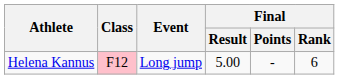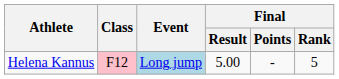(171, 63) no background -> (171, 63) lightblue background
(314, 63) 6 -> (314, 63) 5
